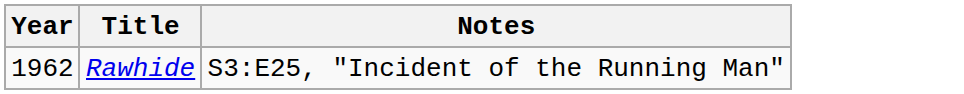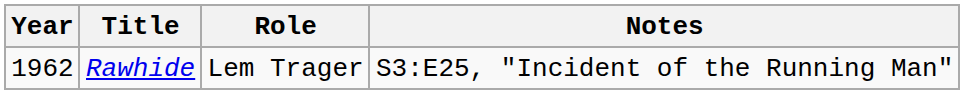+ column: (286, 26)
